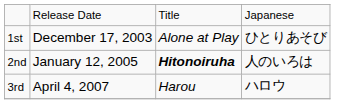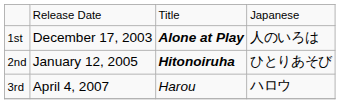(199, 38) normal -> (201, 38) bold
(286, 37) ひとりあそび -> (284, 37) 人のいろは
(279, 61) 人のいろは -> (291, 61) ひとりあそび
